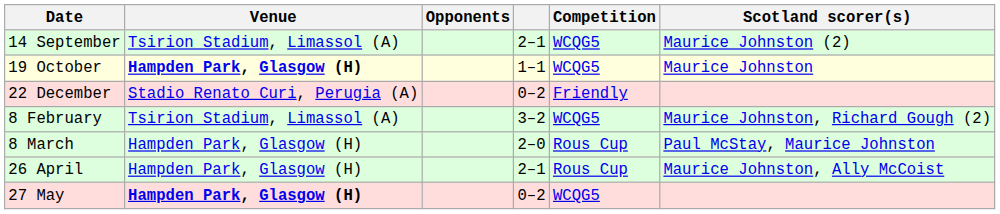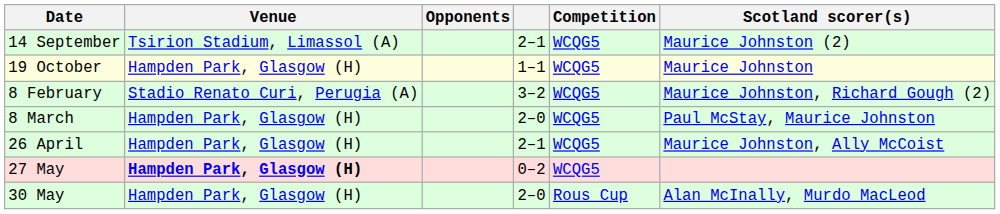(245, 68) bold -> (245, 68) normal
- row: (60, 94)
(264, 119) Tsirion Stadium, Limassol (A) -> (273, 94) Stadio Renato Curi, Perugia (A)
(590, 144) Rous Cup -> (576, 119) WCQG5
(590, 170) Rous Cup -> (576, 144) WCQG5
+ row: (36, 195)
